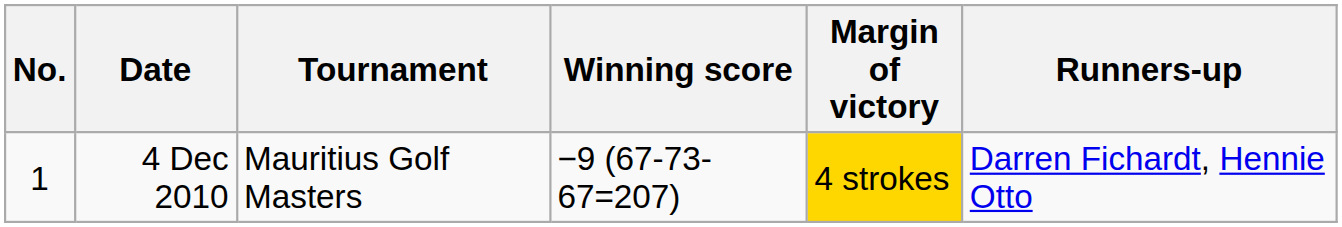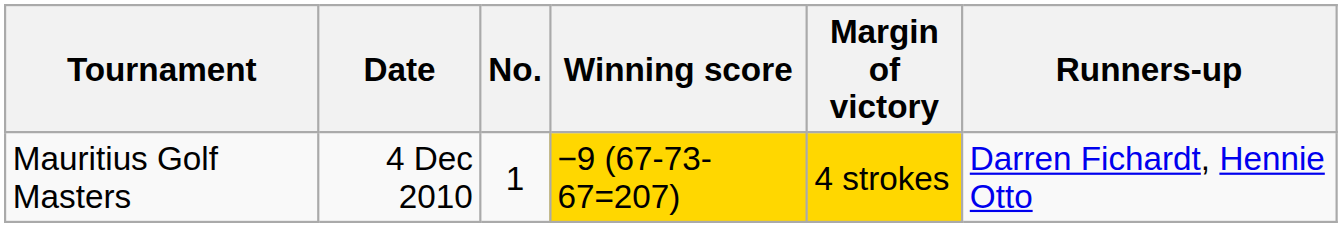columns swapped: (40, 69) <-> (393, 69)
(635, 177) no background -> (635, 177) gold background
